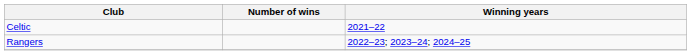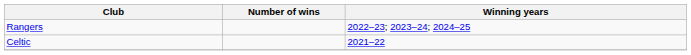rows swapped: (25, 42) <-> (19, 27)
